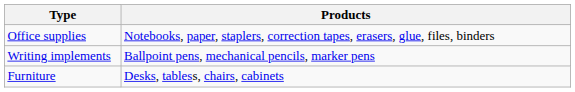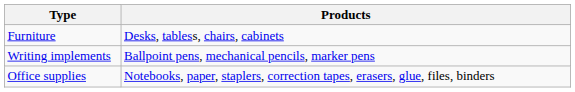rows swapped: (47, 35) <-> (32, 76)
